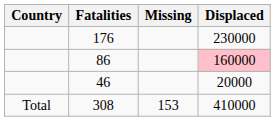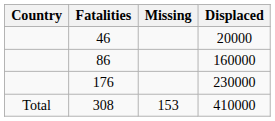rows swapped: (103, 37) <-> (103, 82)
(234, 60) pink background -> (234, 60) no background
